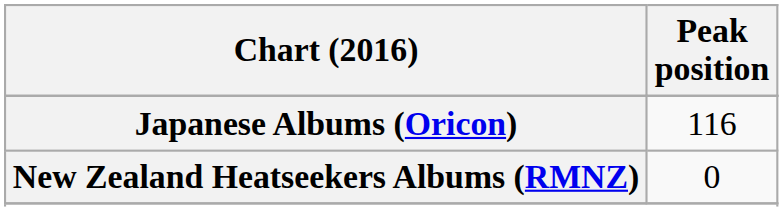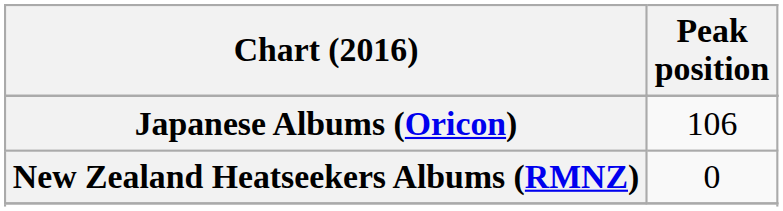(712, 122) 116 -> (712, 122) 106
